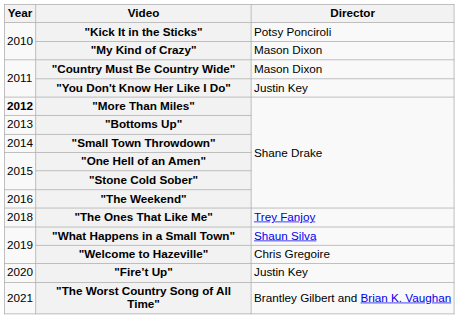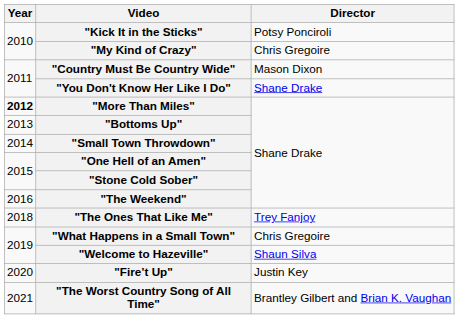(288, 50) Mason Dixon -> (292, 50) Chris Gregoire
(281, 87) Justin Key -> (288, 87) Shane Drake
(285, 236) Shaun Silva -> (292, 236) Chris Gregoire
(292, 254) Chris Gregoire -> (285, 254) Shaun Silva
